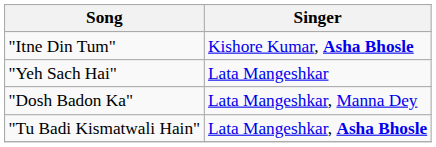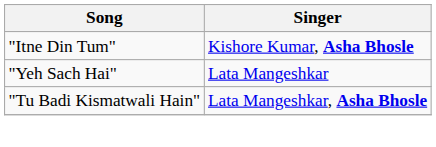- row: (71, 100)
